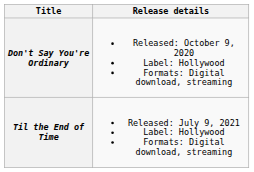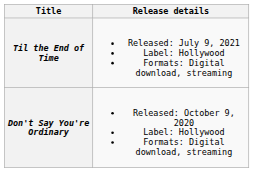rows swapped: (49, 58) <-> (49, 132)
